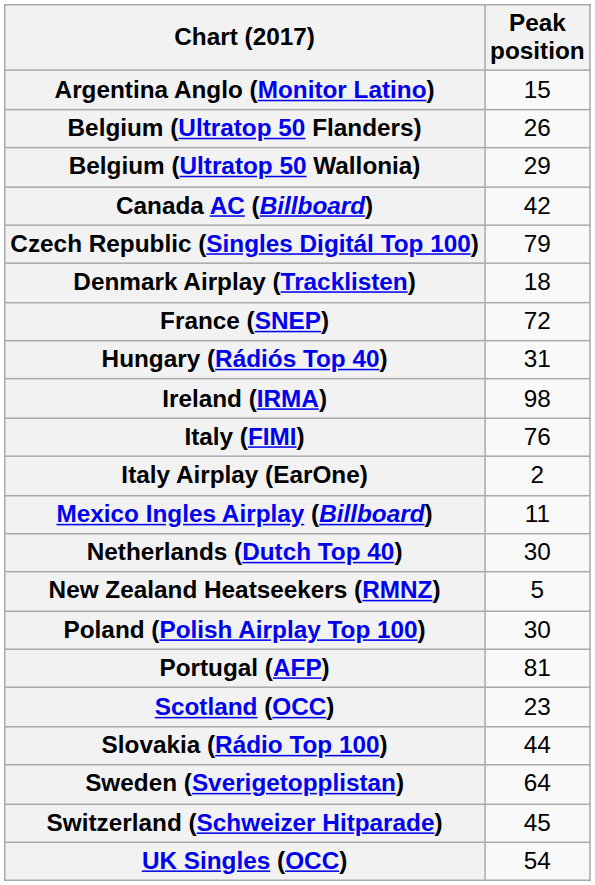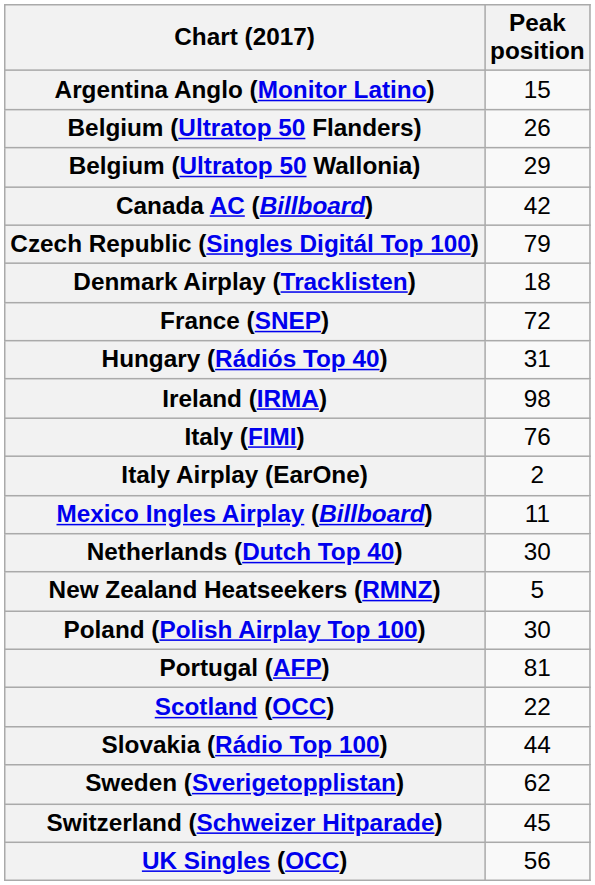(537, 706) 23 -> (537, 706) 22
(537, 783) 64 -> (537, 783) 62
(537, 861) 54 -> (537, 861) 56
